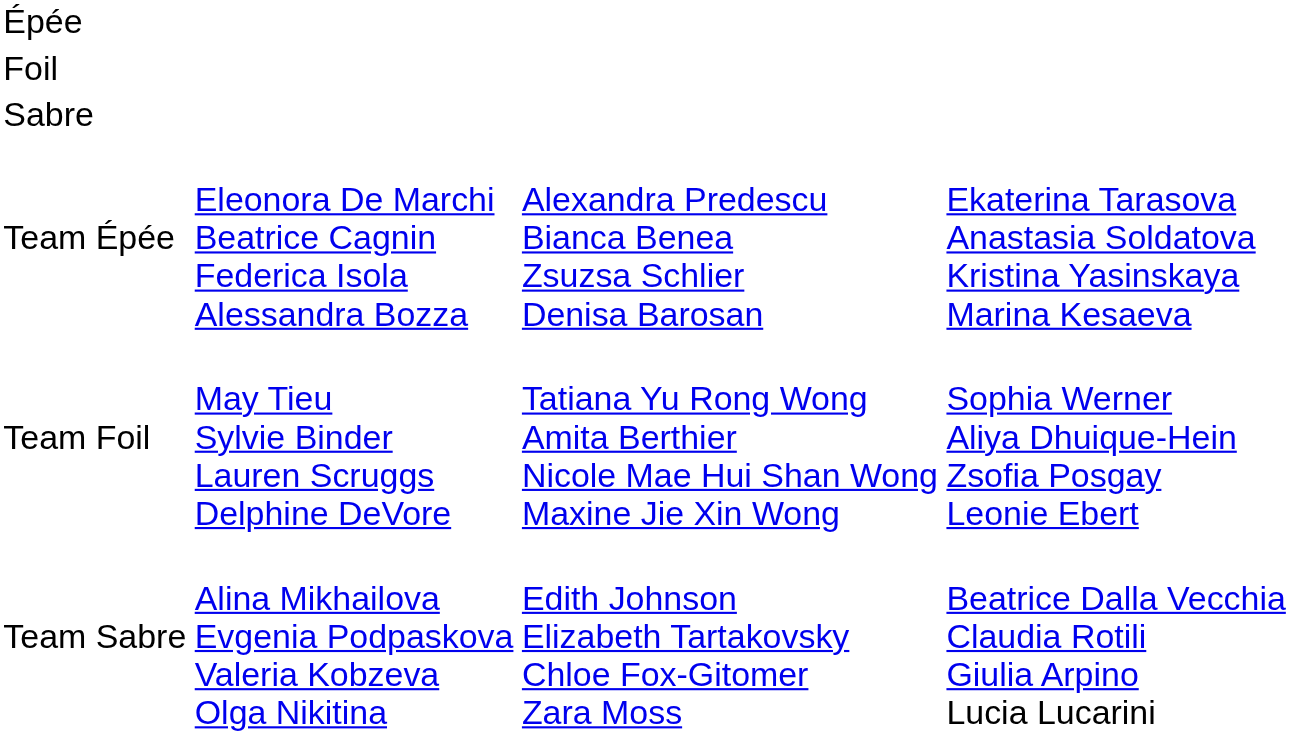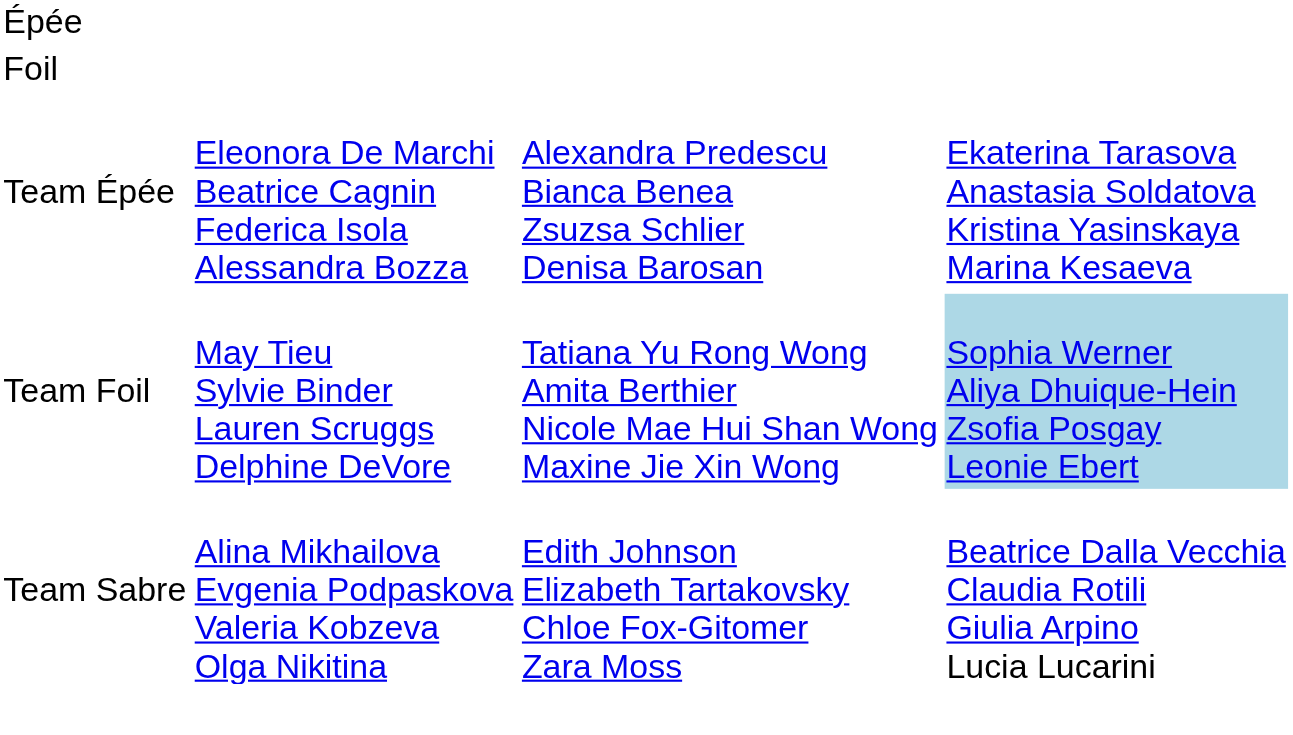- row: (49, 115)
(1092, 456) no background -> (1092, 409) lightblue background
